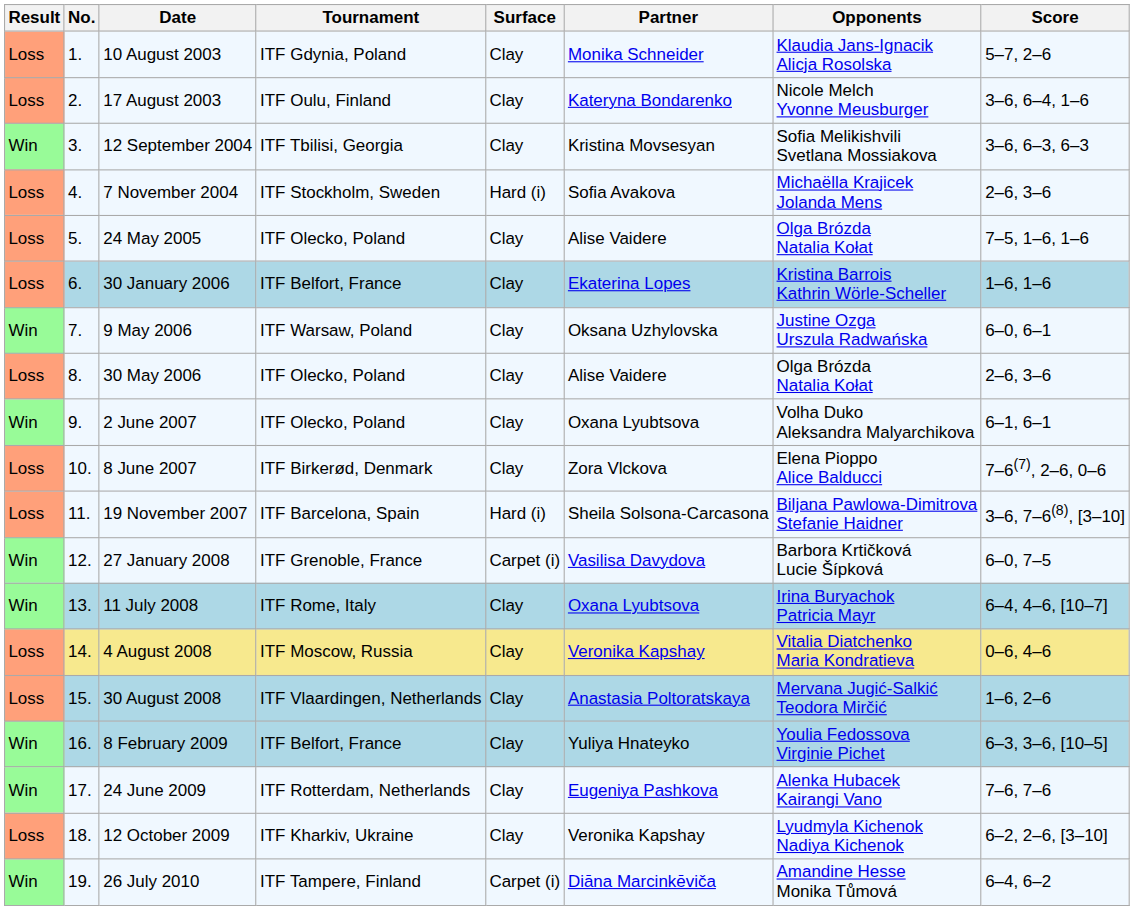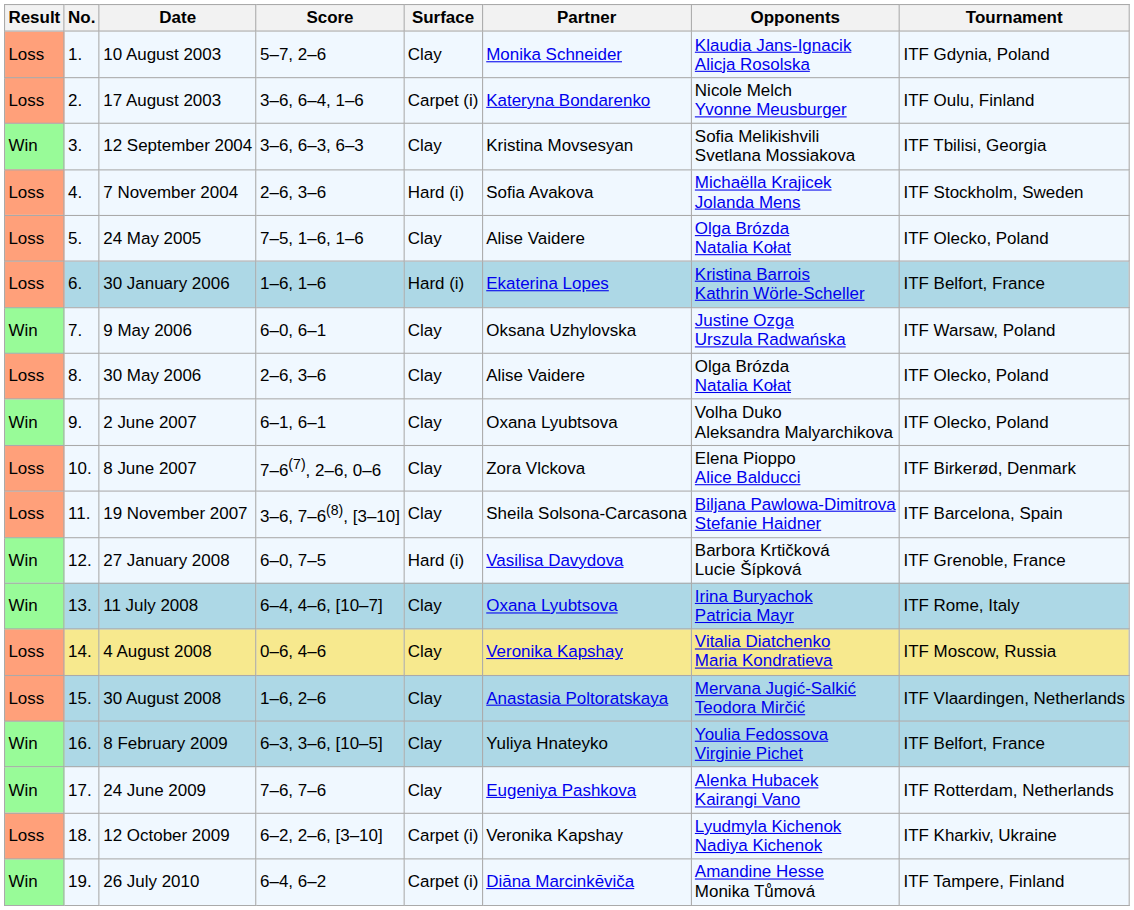columns swapped: (371, 17) <-> (1055, 17)
(506, 100) Clay -> (443, 100) Carpet (i)
(506, 284) Clay -> (436, 284) Hard (i)
(518, 514) Hard (i) -> (425, 514) Clay
(525, 560) Carpet (i) -> (436, 560) Hard (i)
(506, 836) Clay -> (443, 836) Carpet (i)
